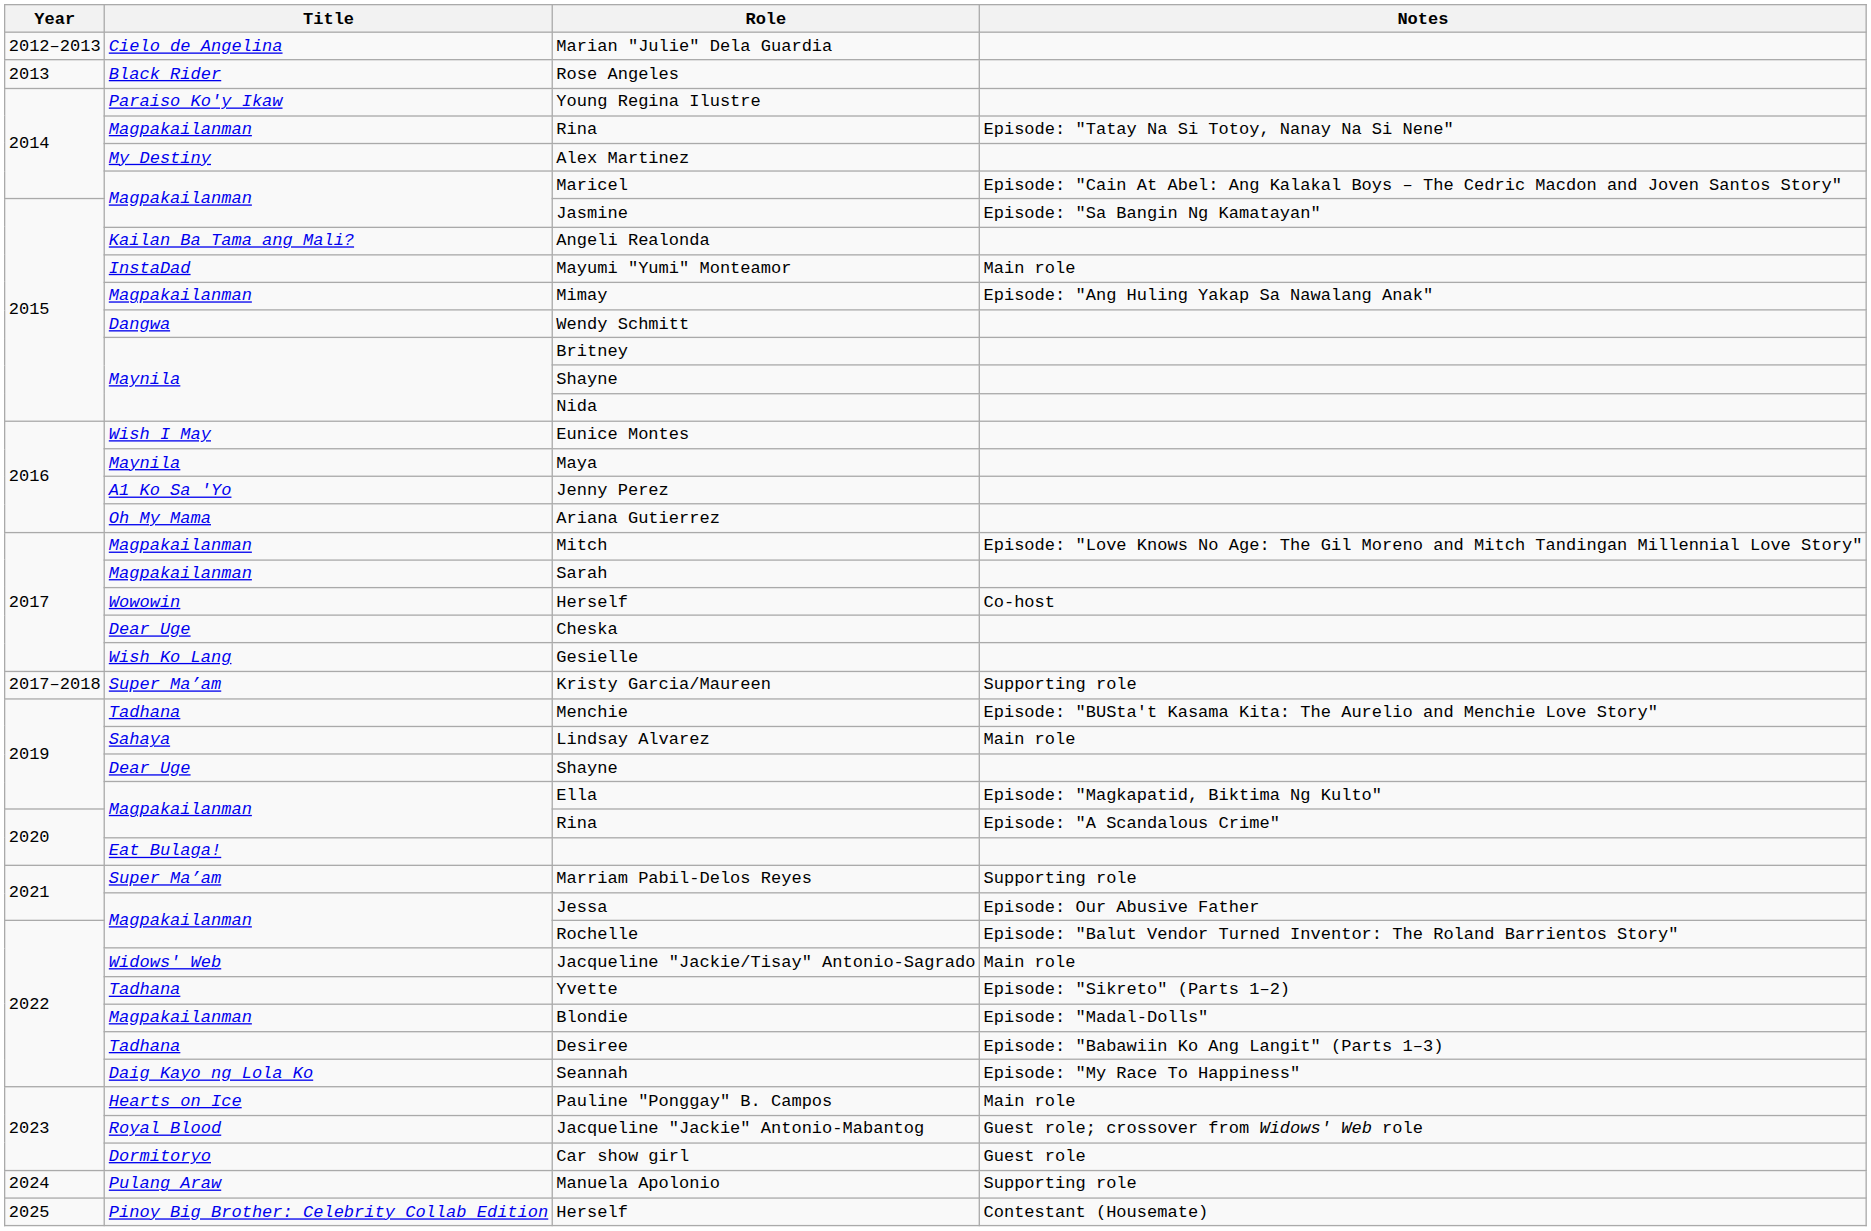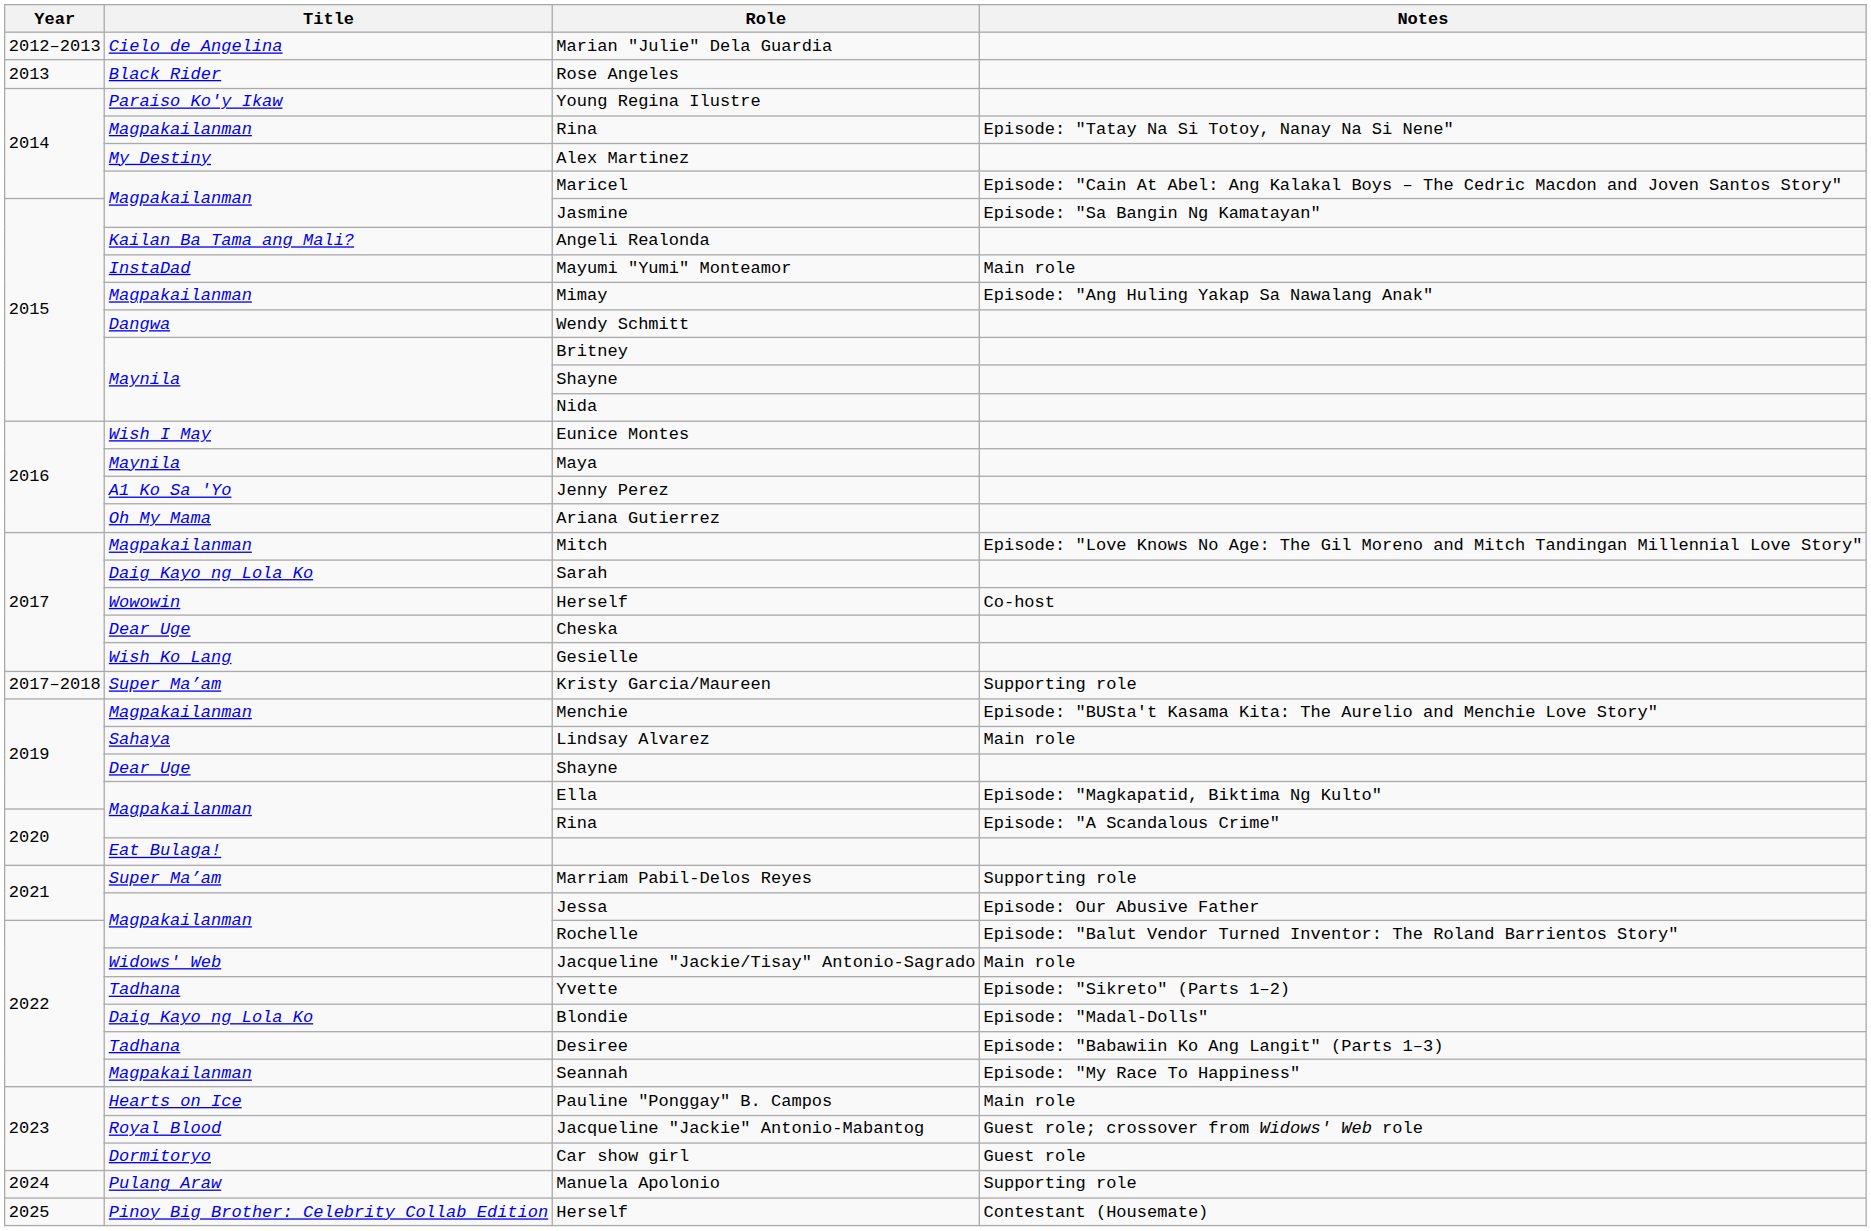(180, 574) Magpakailanman -> (211, 574) Daig Kayo ng Lola Ko
(145, 712) Tadhana -> (180, 712) Magpakailanman
(180, 1018) Magpakailanman -> (211, 1018) Daig Kayo ng Lola Ko
(211, 1073) Daig Kayo ng Lola Ko -> (180, 1073) Magpakailanman
